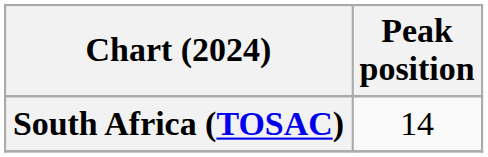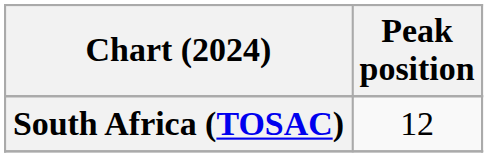(417, 123) 14 -> (417, 123) 12
